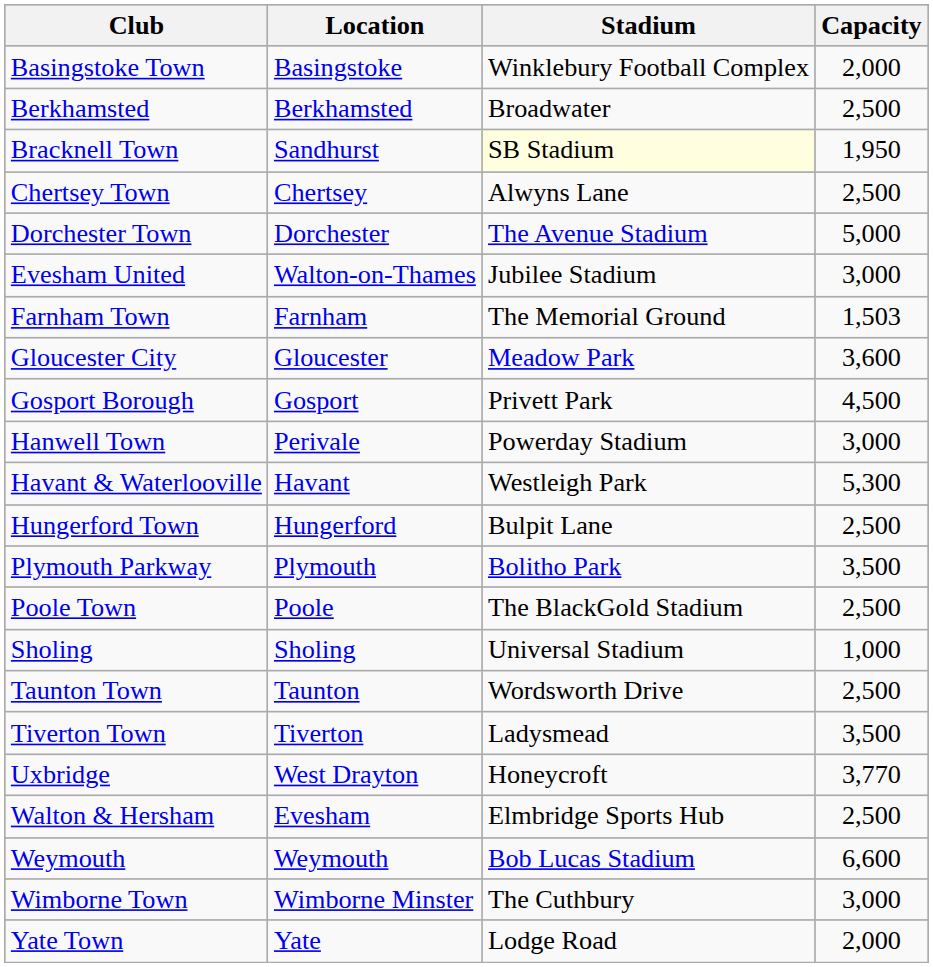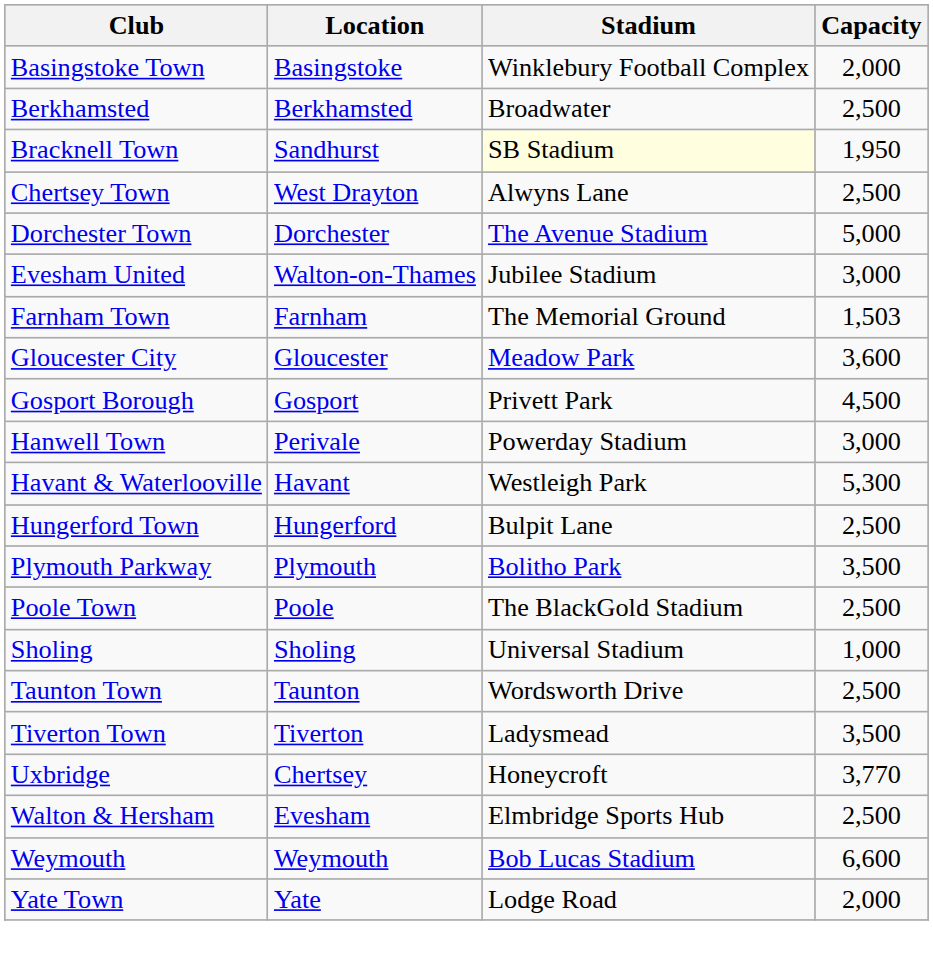(321, 191) Chertsey -> (346, 191) West Drayton
(346, 774) West Drayton -> (321, 774) Chertsey
- row: (99, 899)
